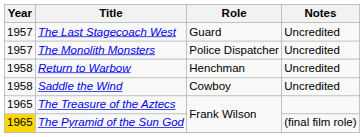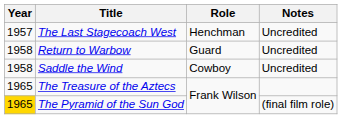(205, 31) Guard -> (217, 31) Henchman
- row: (97, 50)
(217, 68) Henchman -> (205, 50) Guard
